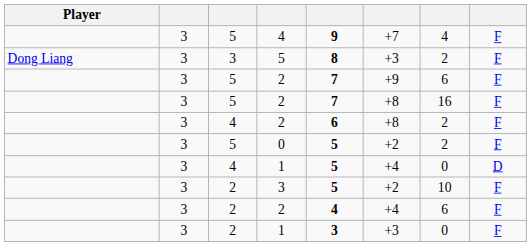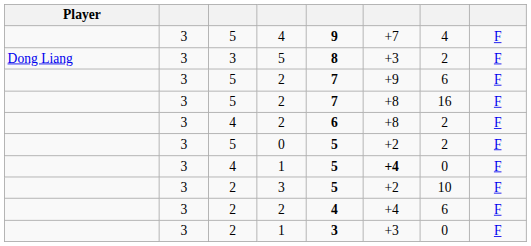(392, 166) normal -> (392, 166) bold
(498, 166) D -> (498, 166) F
